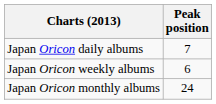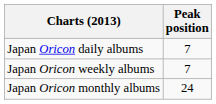(187, 68) 6 -> (187, 68) 7
